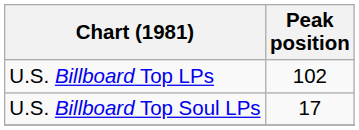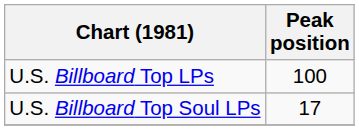(310, 76) 102 -> (310, 76) 100
